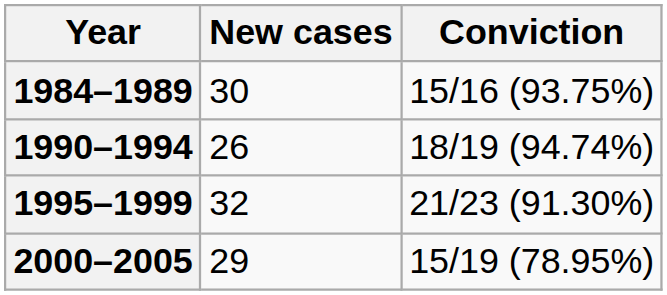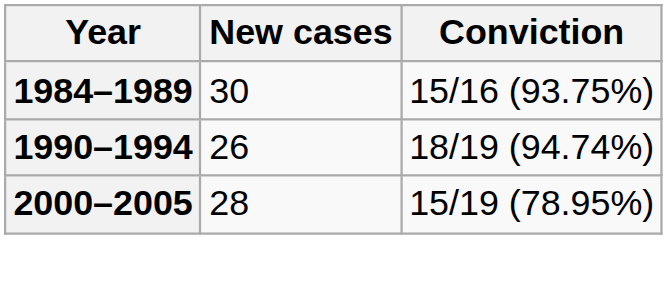- row: (103, 203)
(229, 260) 29 -> (229, 203) 28
